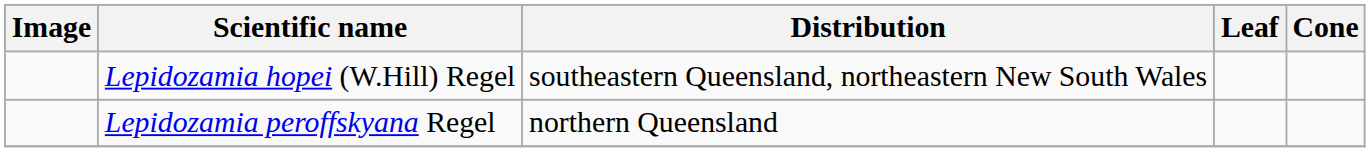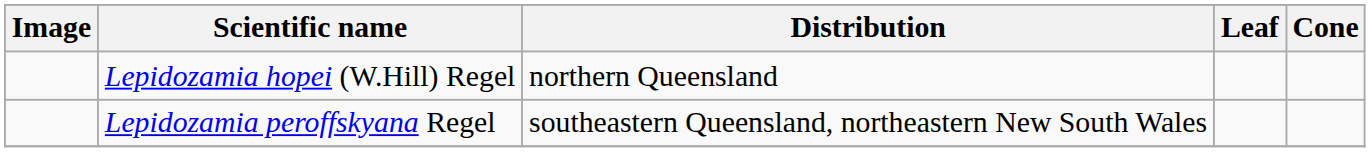(868, 75) southeastern Queensland, northeastern New South Wales -> (653, 75) northern Queensland
(653, 122) northern Queensland -> (868, 122) southeastern Queensland, northeastern New South Wales
